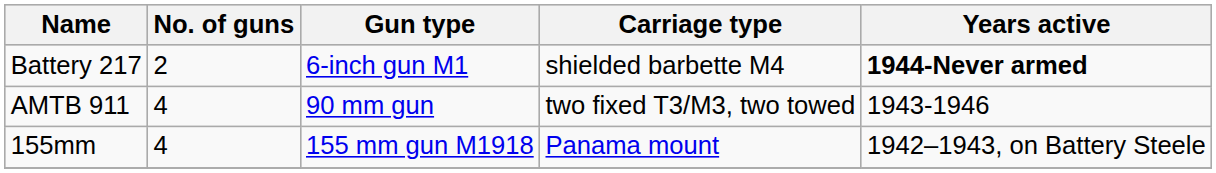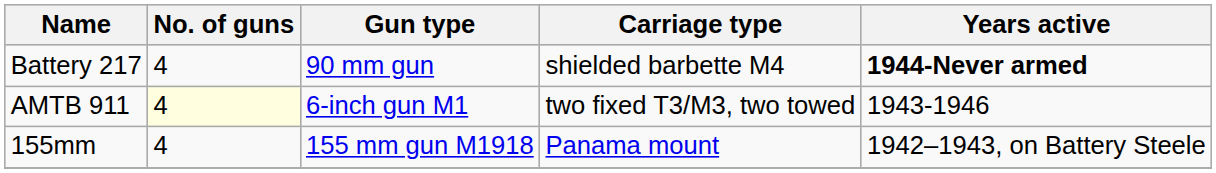(161, 65) 2 -> (161, 65) 4
(387, 65) 6-inch gun M1 -> (370, 65) 90 mm gun
(161, 106) no background -> (161, 106) lightyellow background
(370, 106) 90 mm gun -> (387, 106) 6-inch gun M1
